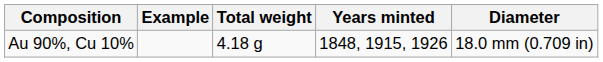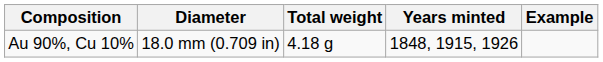columns swapped: (524, 17) <-> (175, 17)
